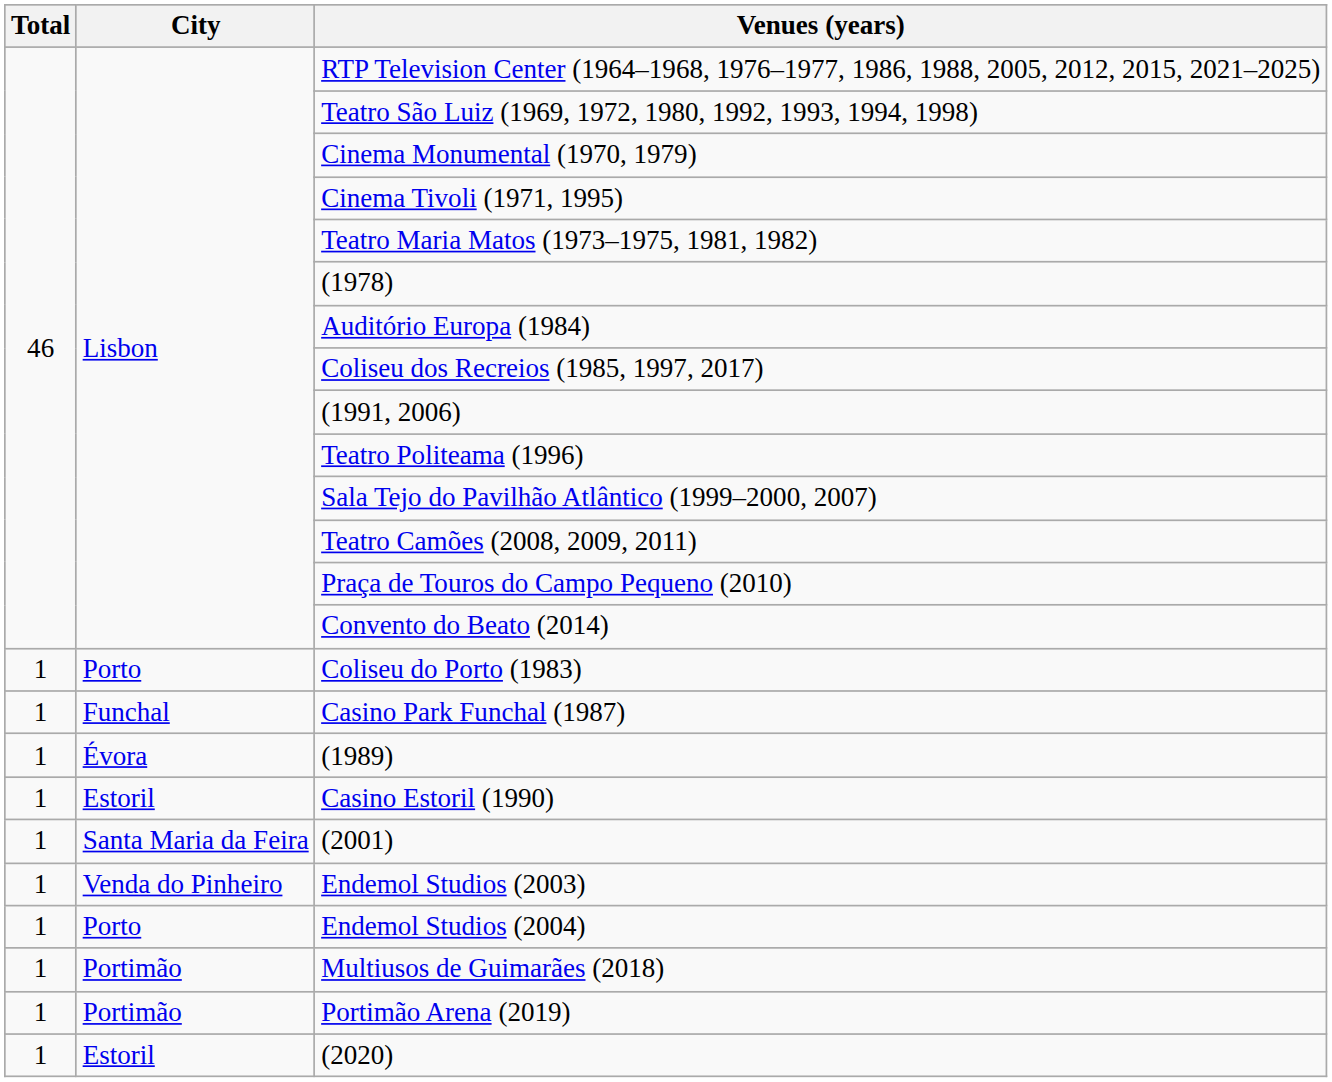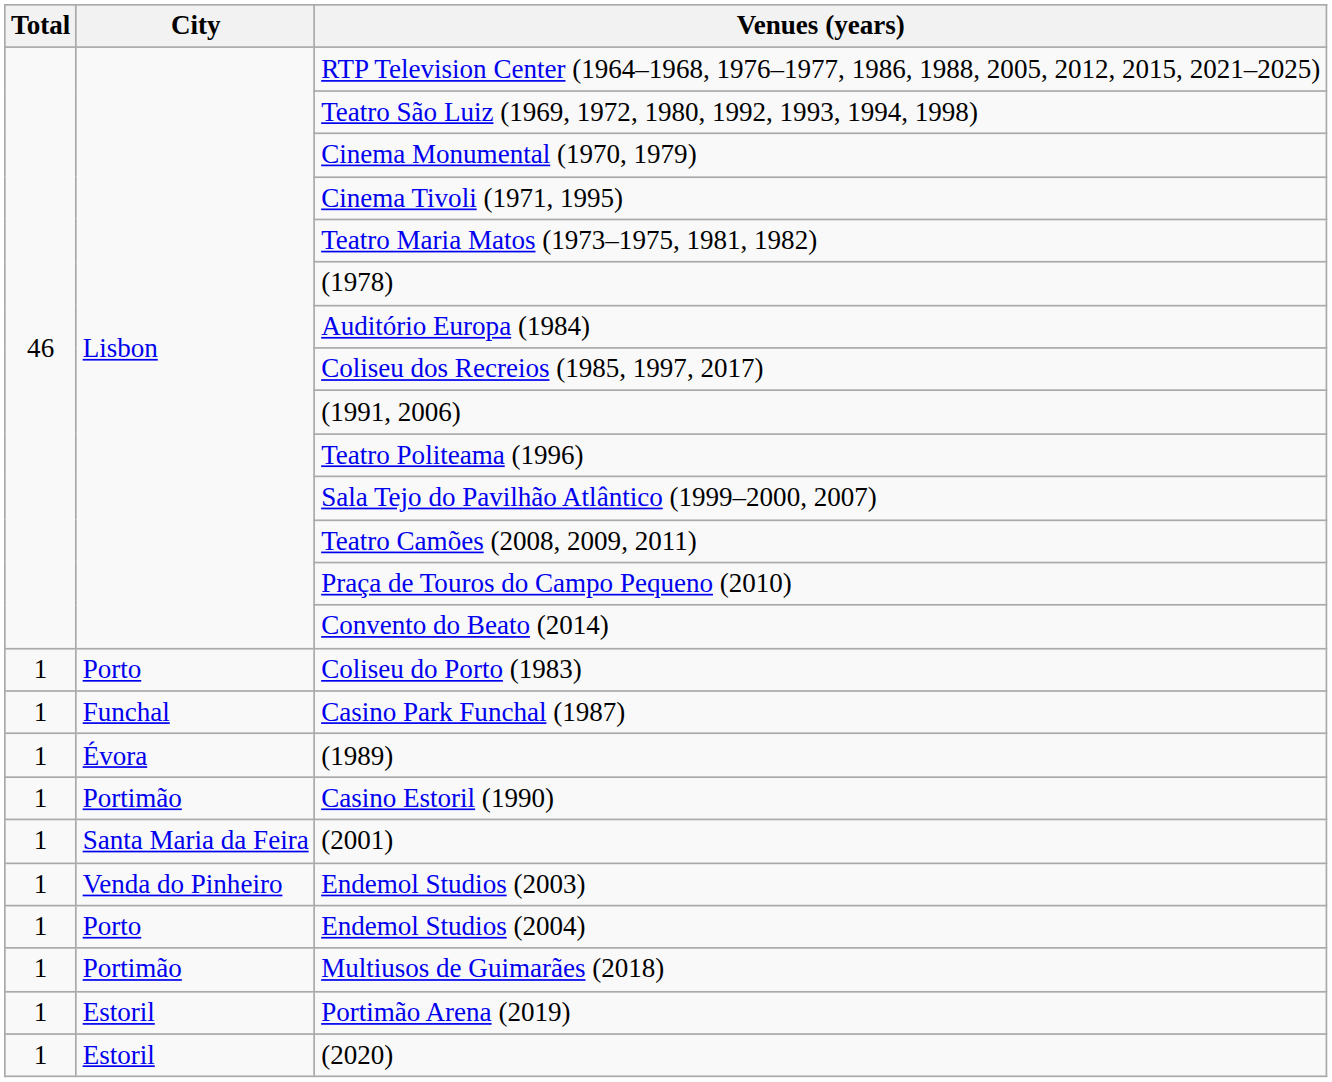(119, 797) Estoril -> (132, 797) Portimão
(132, 1012) Portimão -> (119, 1012) Estoril
